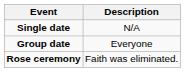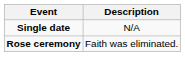- row: (44, 43)
